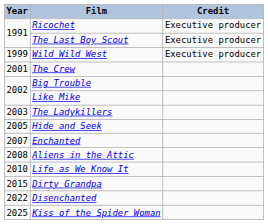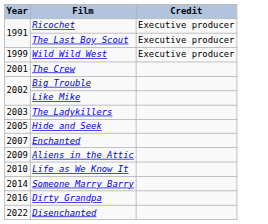(17, 155) 2008 -> (17, 155) 2009
+ row: (83, 184)
(17, 184) 2015 -> (17, 198) 2016
- row: (96, 213)
